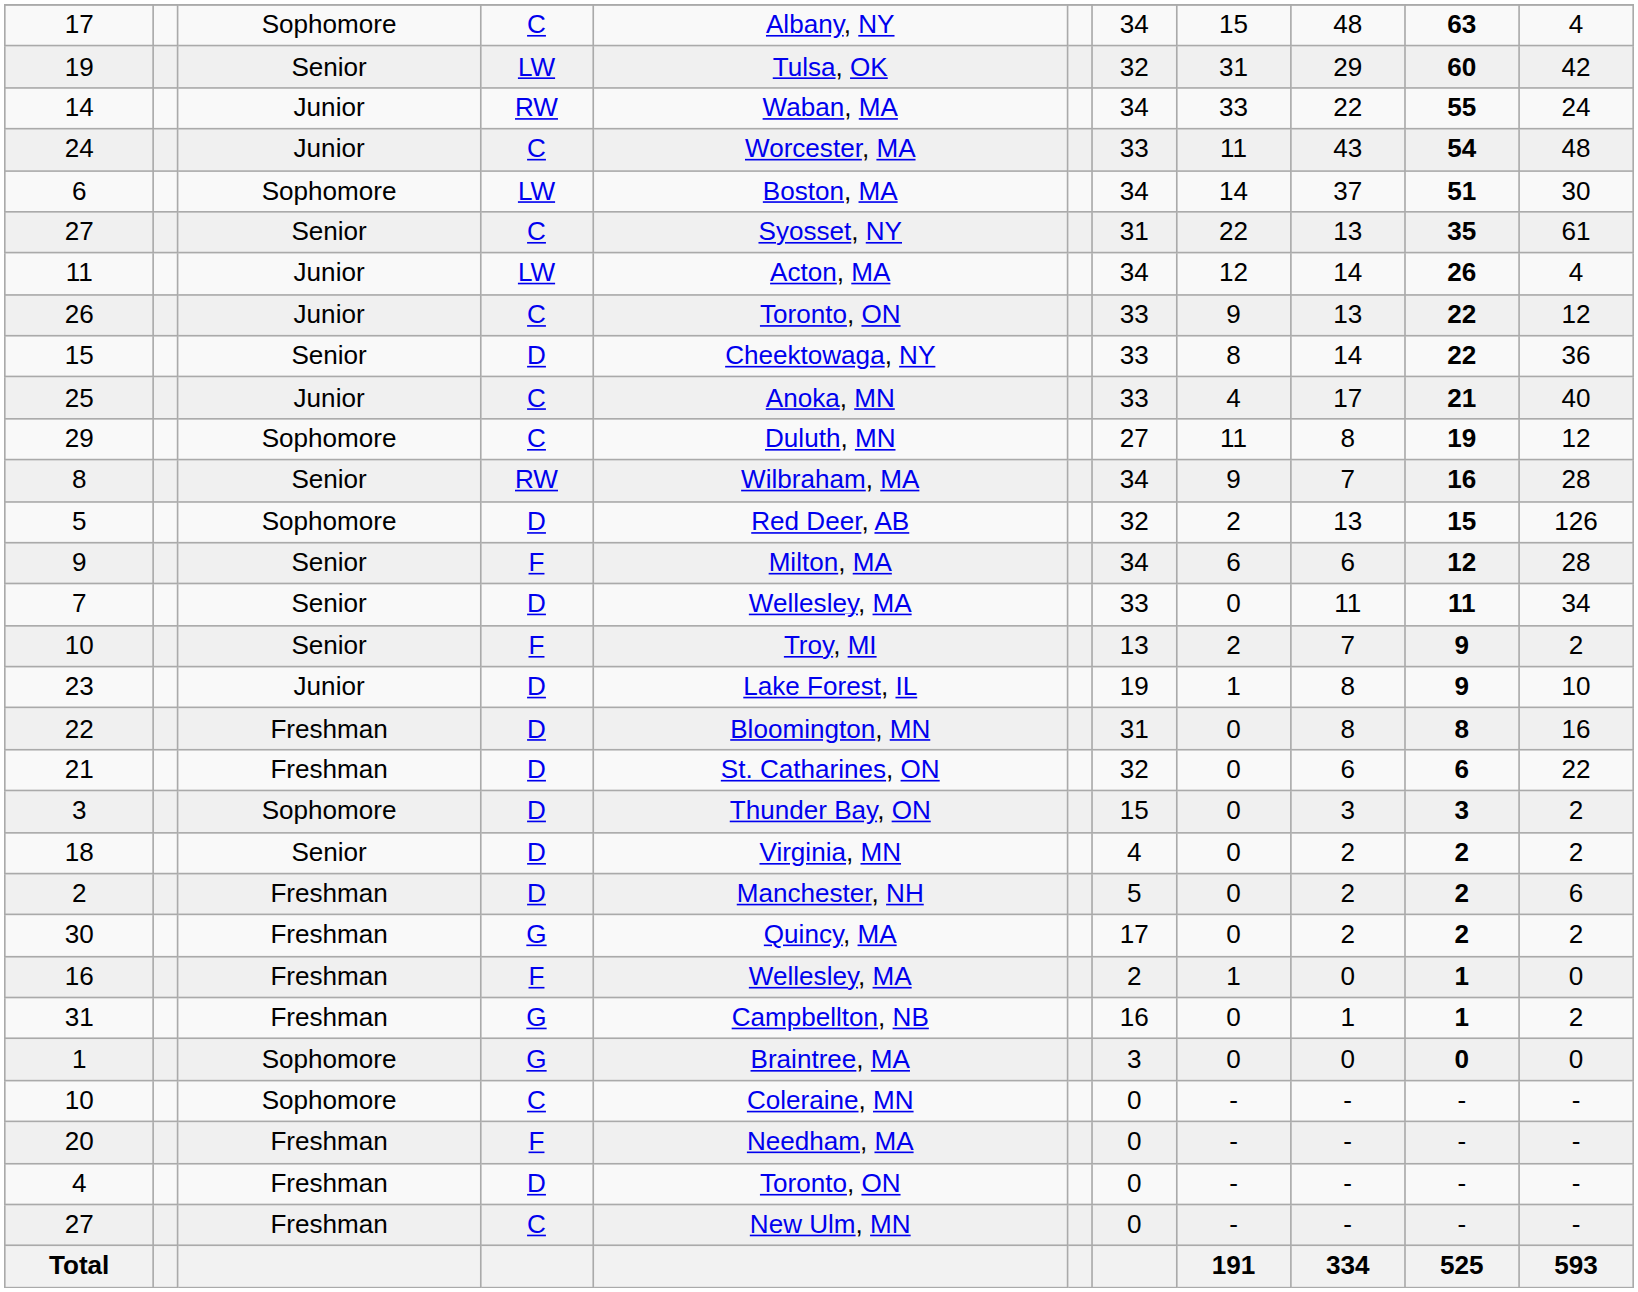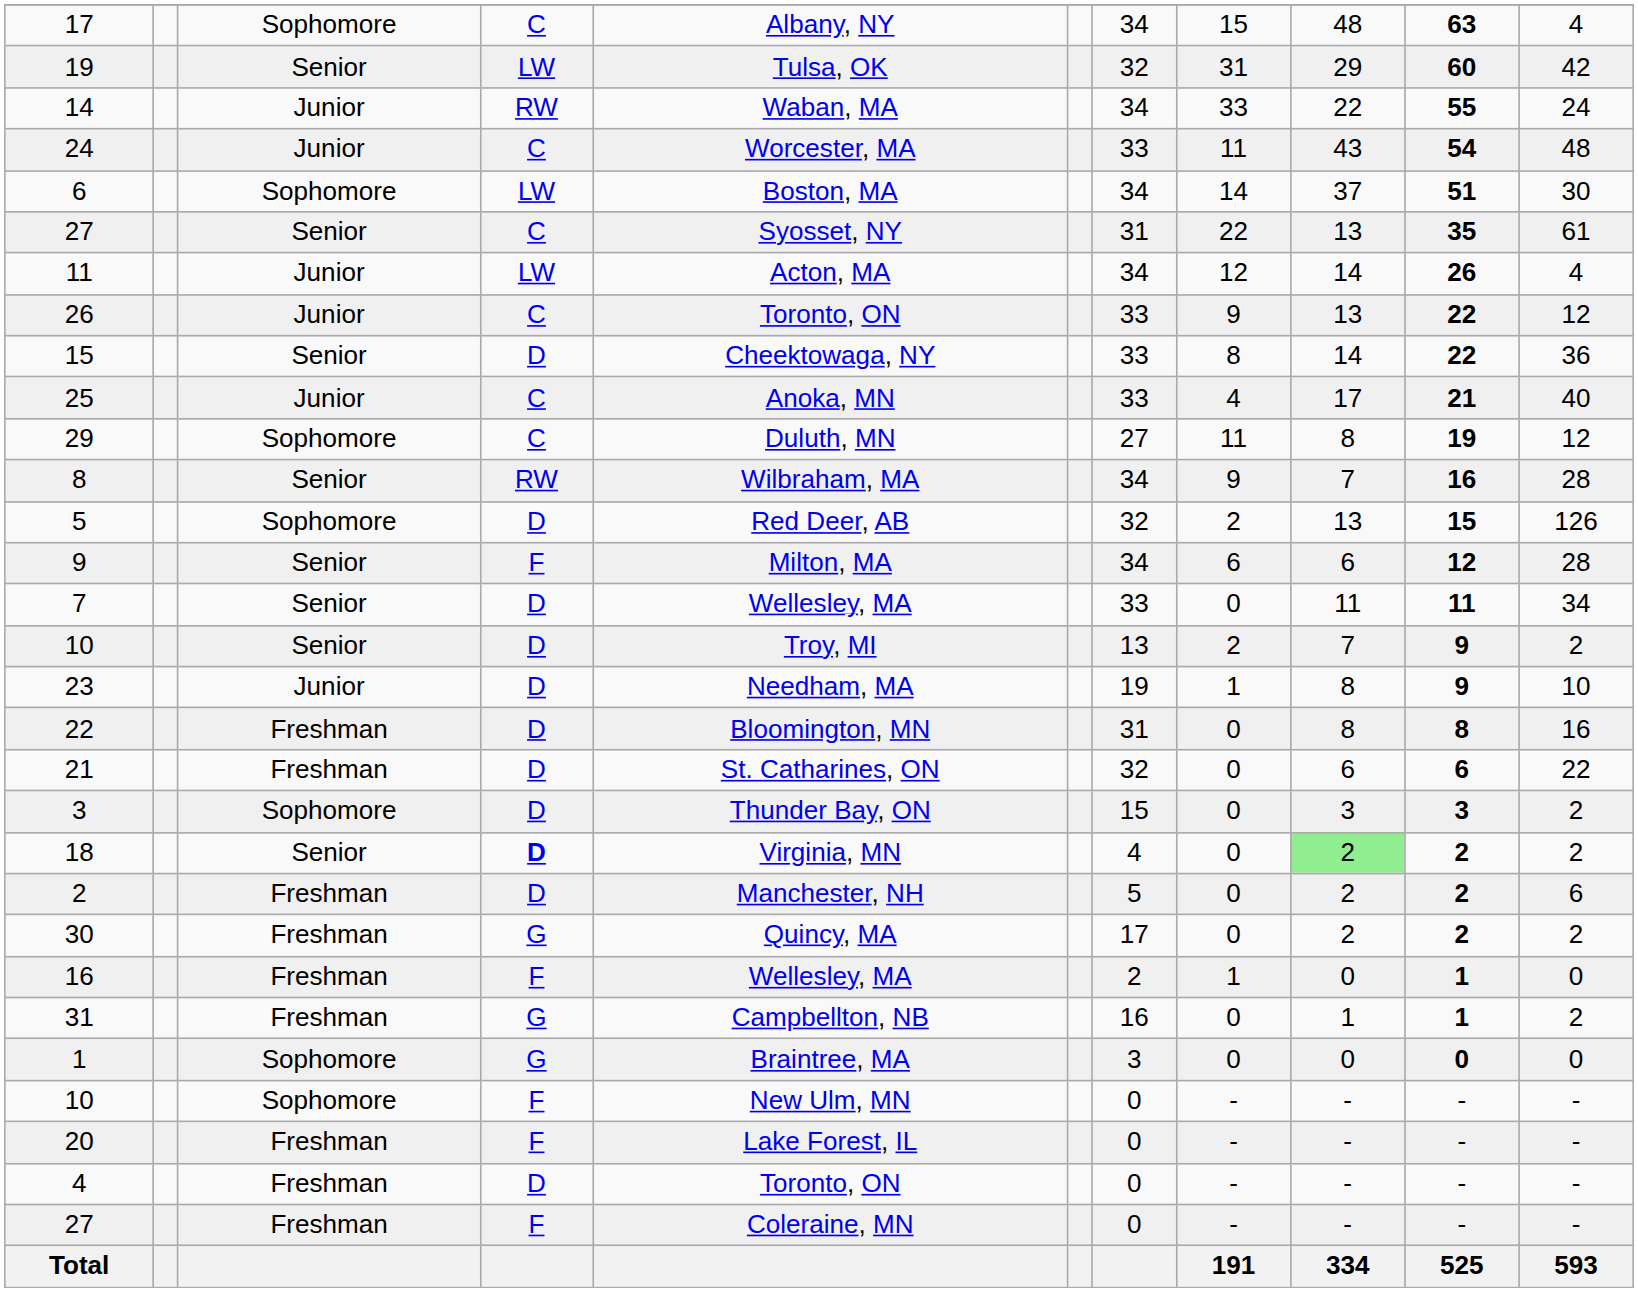(537, 645) F -> (537, 645) D
(830, 686) Lake Forest, IL -> (830, 686) Needham, MA
(537, 852) normal -> (537, 852) bold
(1348, 852) no background -> (1348, 852) lightgreen background
(537, 1100) C -> (537, 1100) F
(830, 1100) Coleraine, MN -> (830, 1100) New Ulm, MN
(830, 1141) Needham, MA -> (830, 1141) Lake Forest, IL
(537, 1224) C -> (537, 1224) F
(830, 1224) New Ulm, MN -> (830, 1224) Coleraine, MN
